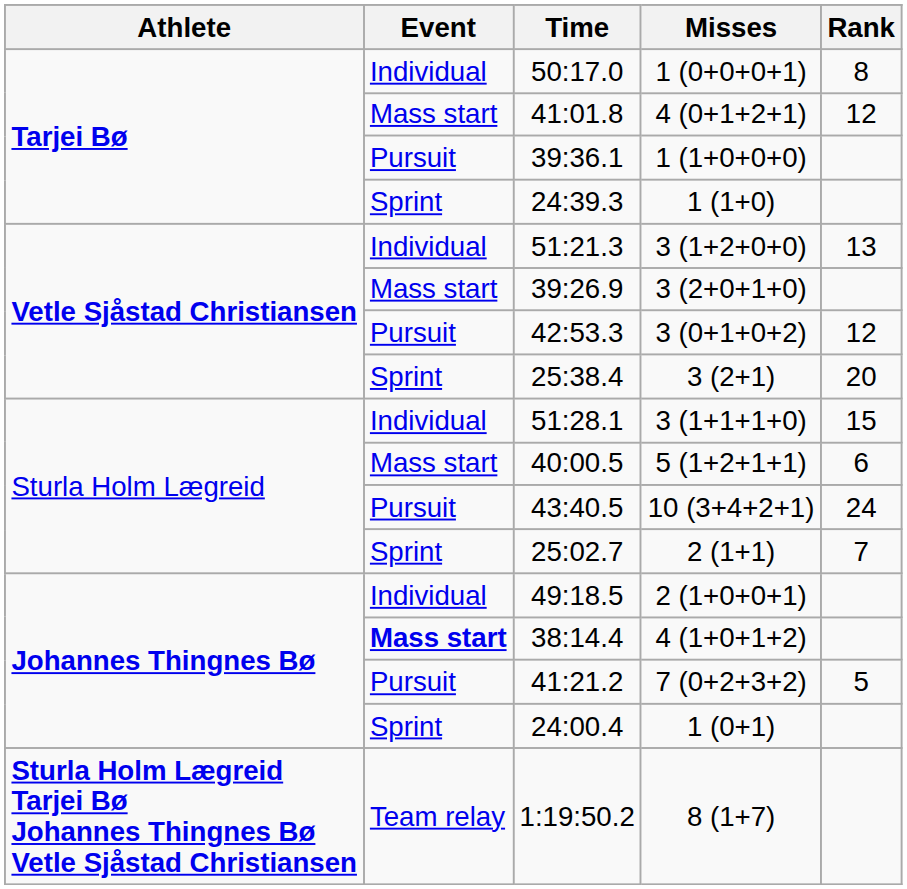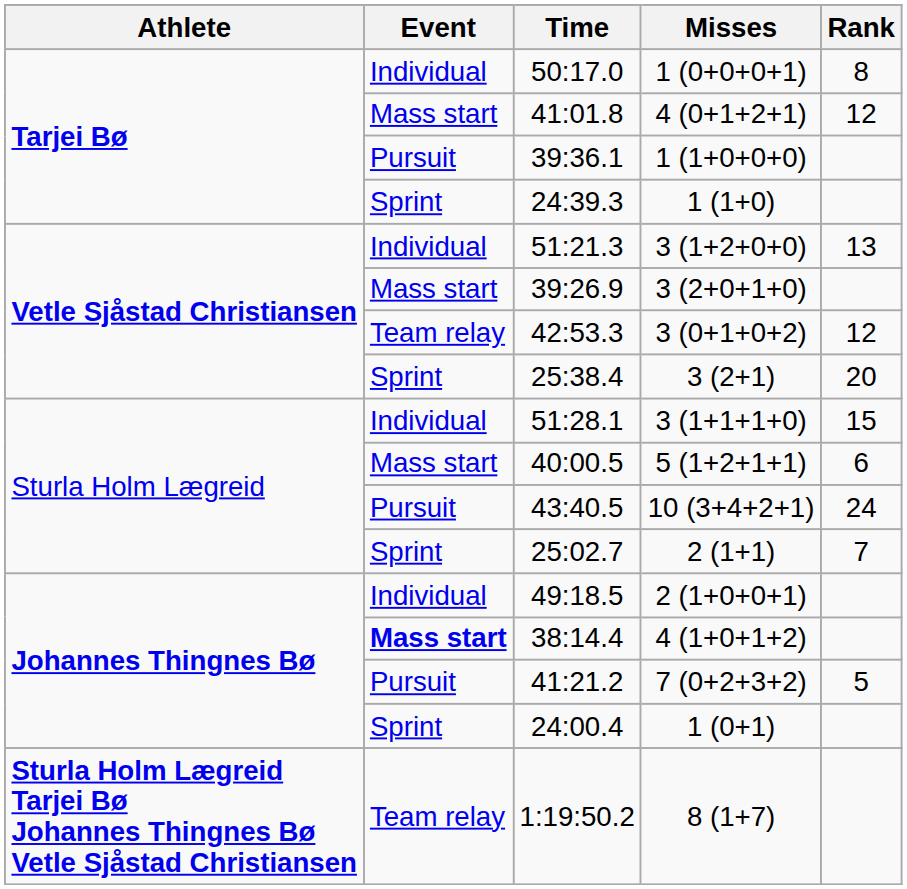(413, 333) Pursuit -> (437, 333) Team relay
